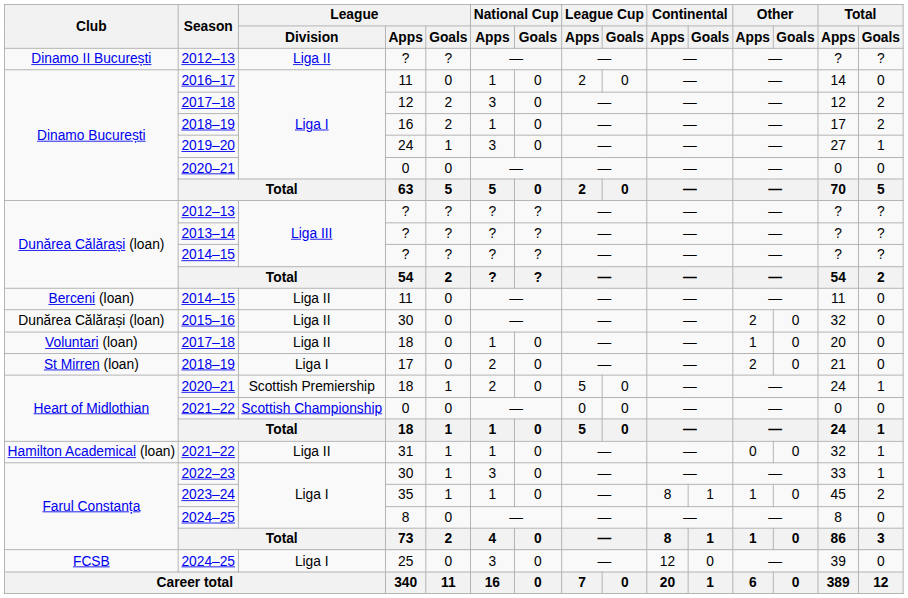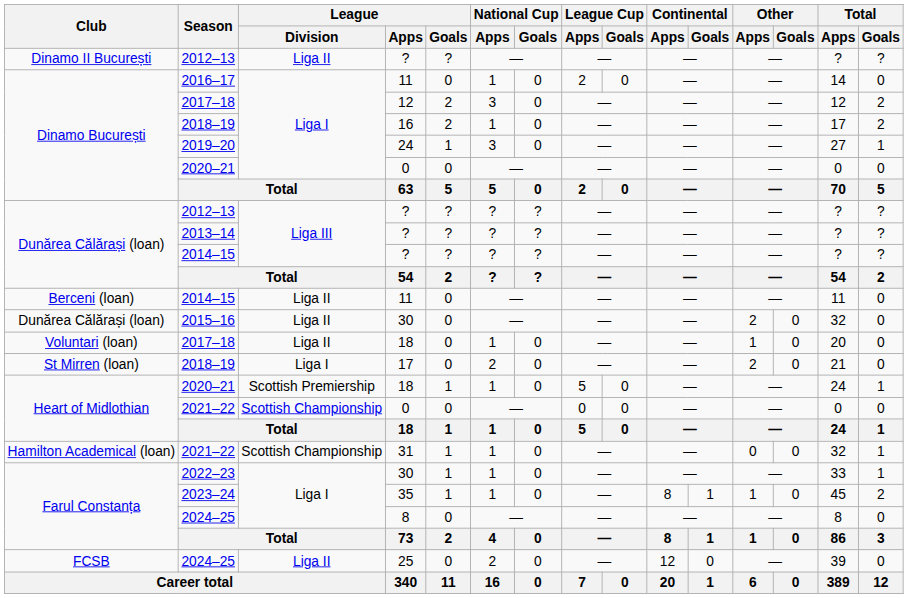(492, 386) 2 -> (492, 386) 1
(312, 451) Liga II -> (312, 451) Scottish Championship
(492, 473) 3 -> (492, 473) 1
(312, 560) Liga I -> (312, 560) Liga II
(492, 560) 3 -> (492, 560) 2
